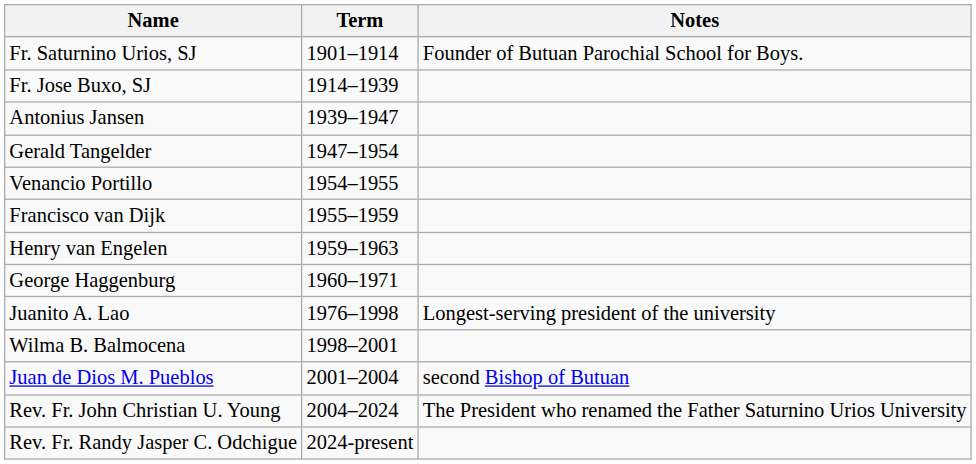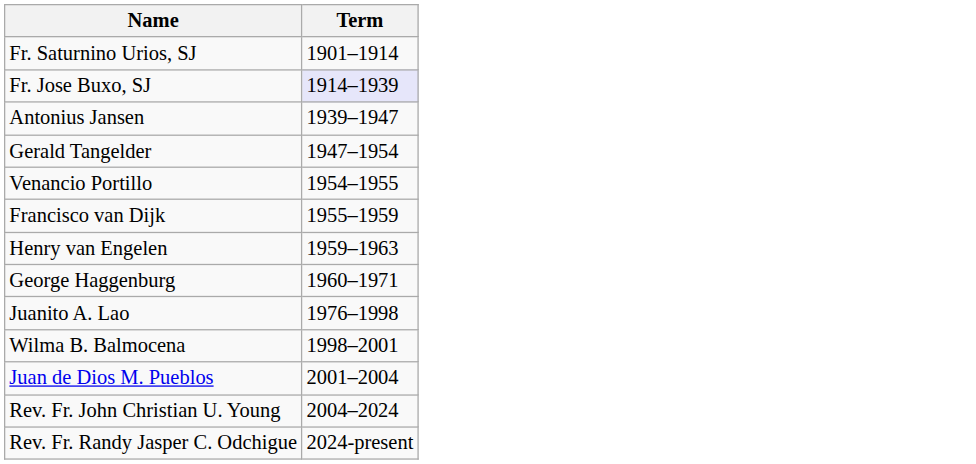- column: (695, 20)
(353, 85) no background -> (353, 85) lavender background
